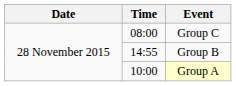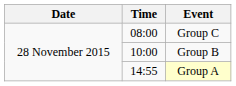(144, 52) 14:55 -> (144, 52) 10:00
(144, 71) 10:00 -> (144, 71) 14:55
